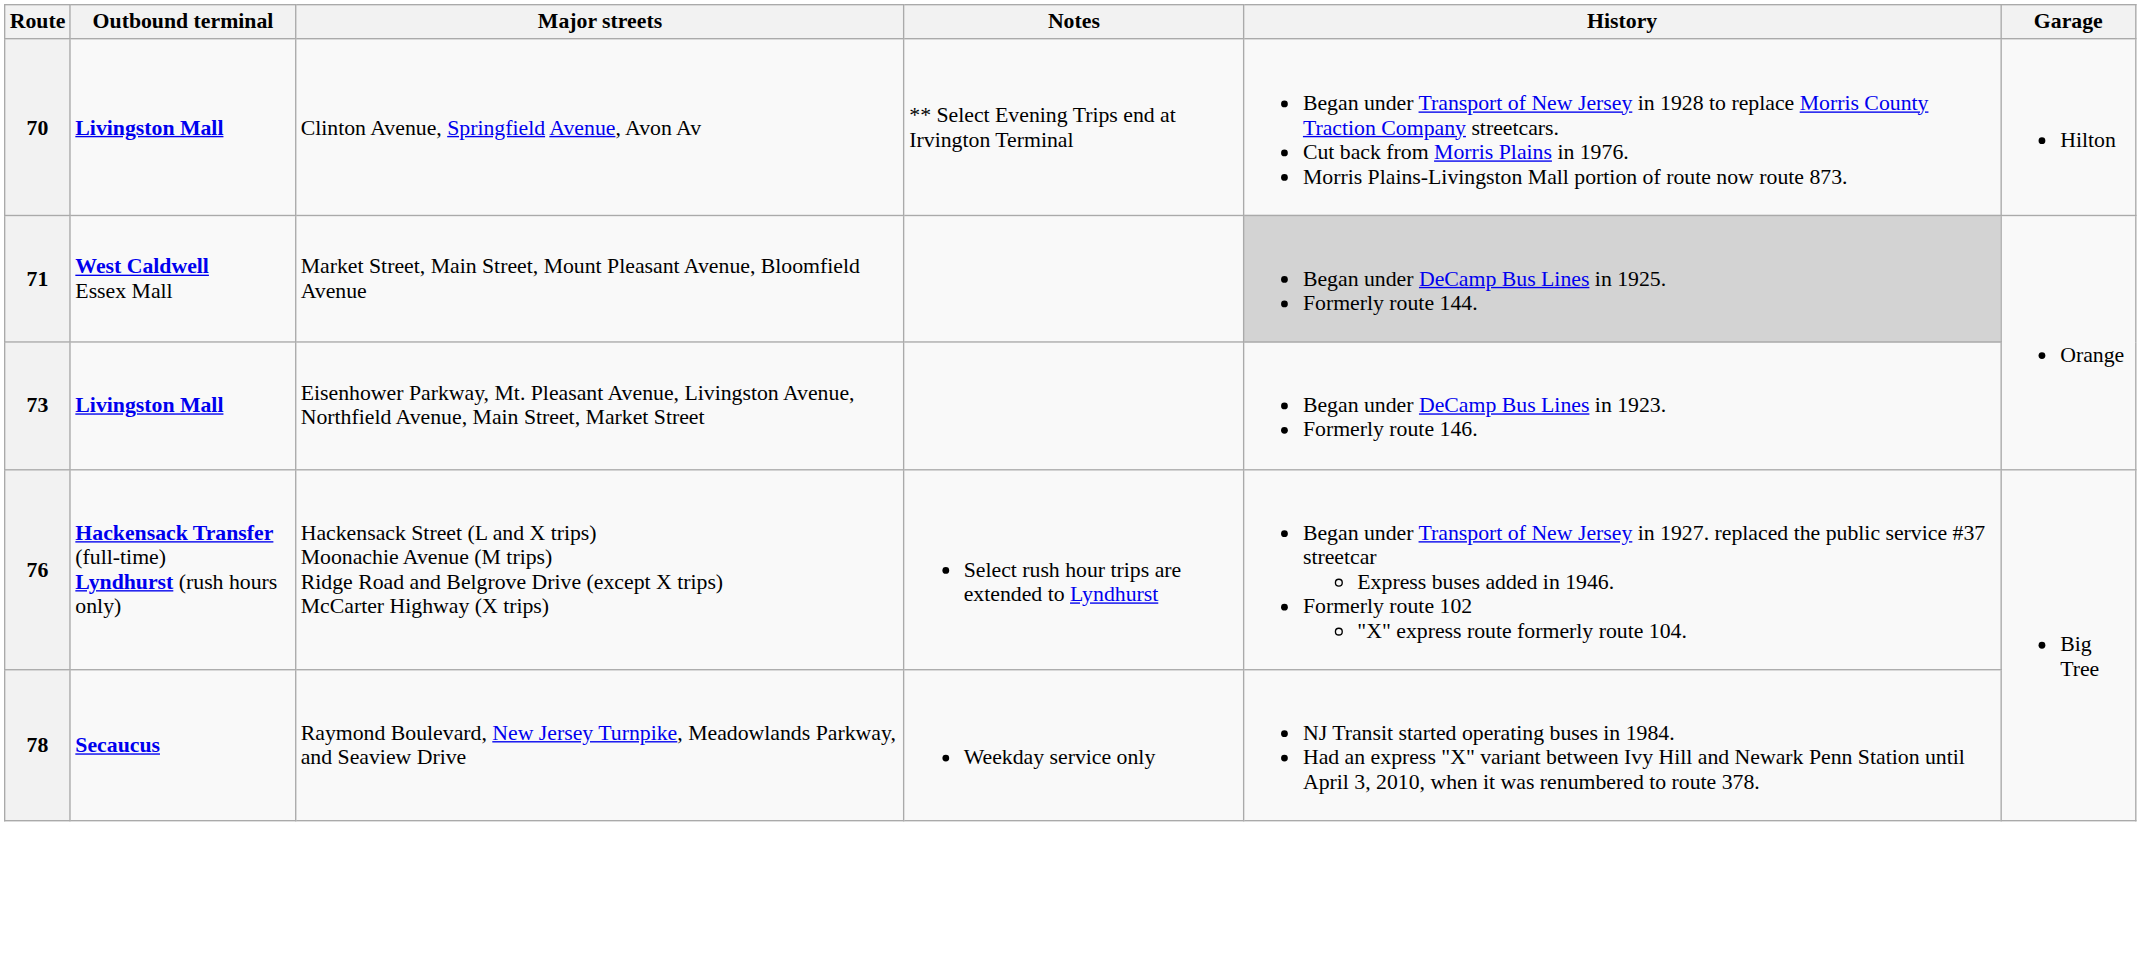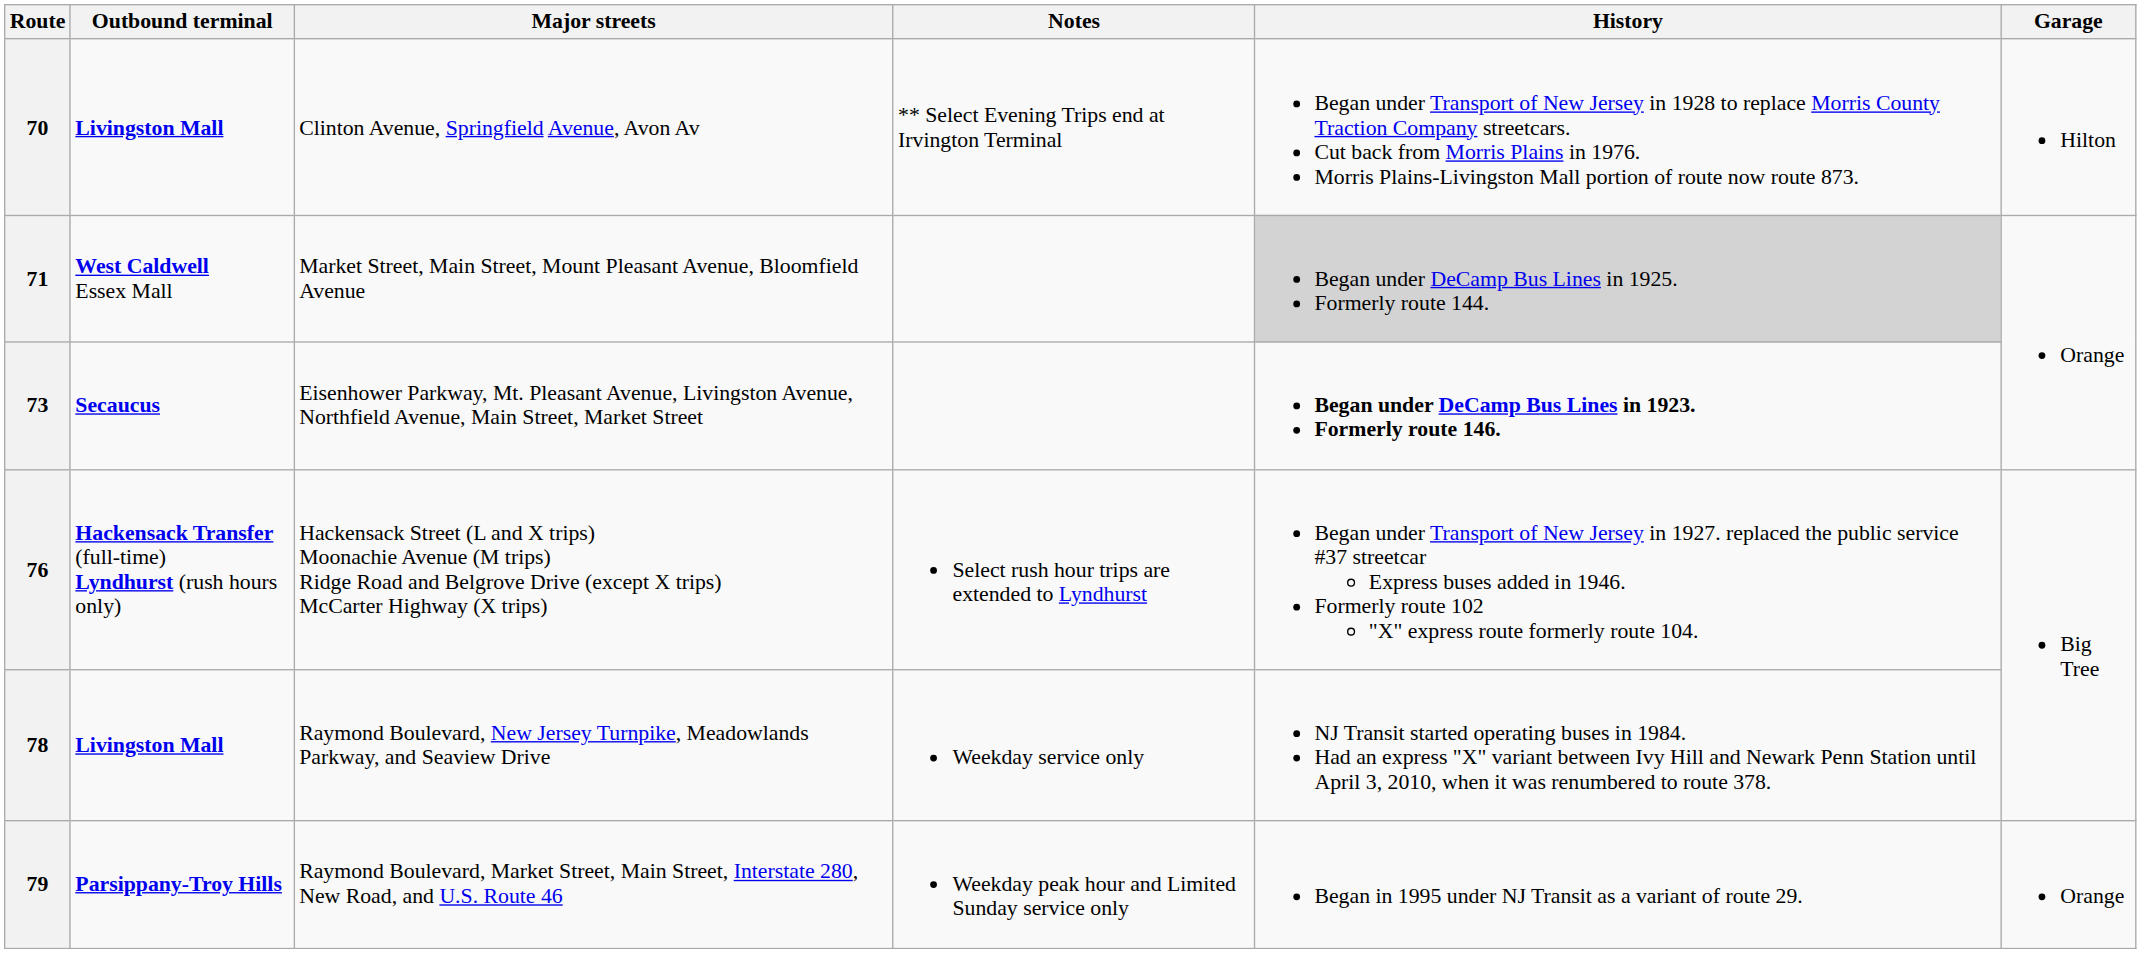(149, 405) Livingston Mall -> (118, 405) Secaucus
(1622, 418) normal -> (1628, 418) bold
(118, 745) Secaucus -> (149, 745) Livingston Mall
+ row: (37, 884)
